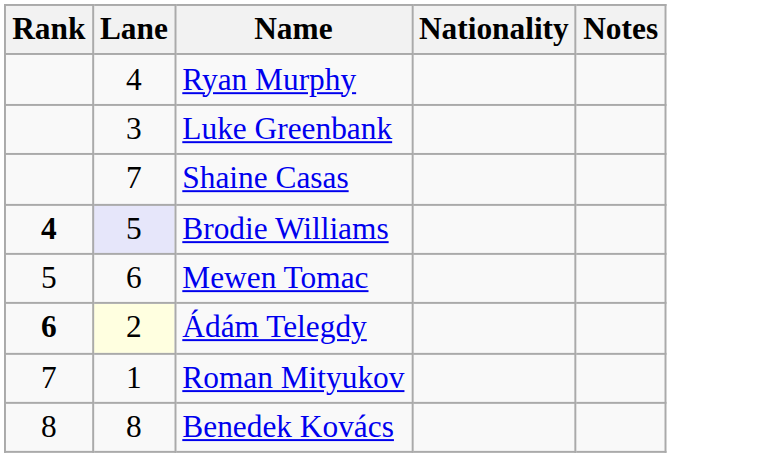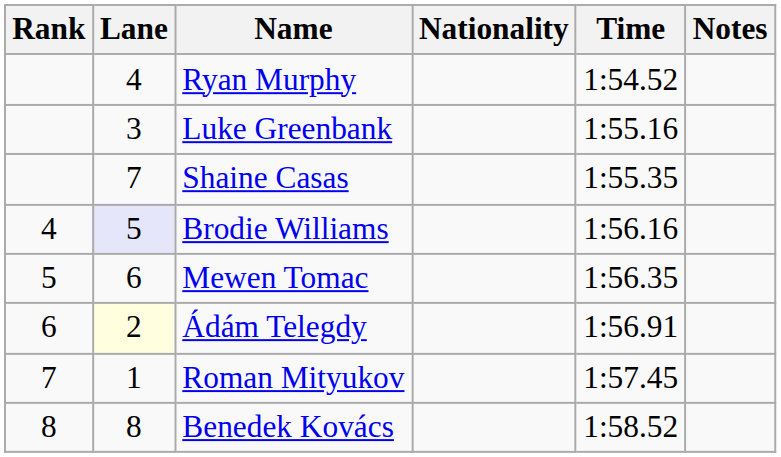+ column: (631, 29)
(49, 228) bold -> (49, 228) normal
(49, 327) bold -> (49, 327) normal
